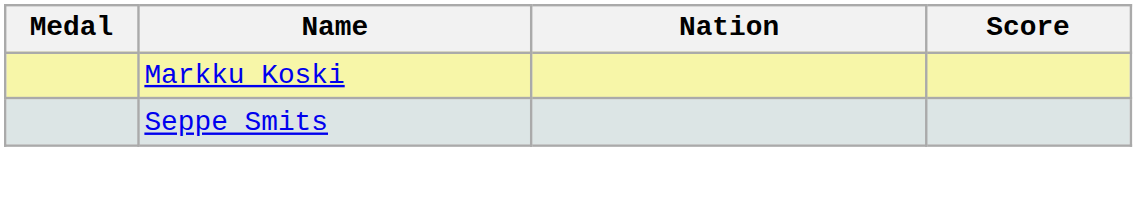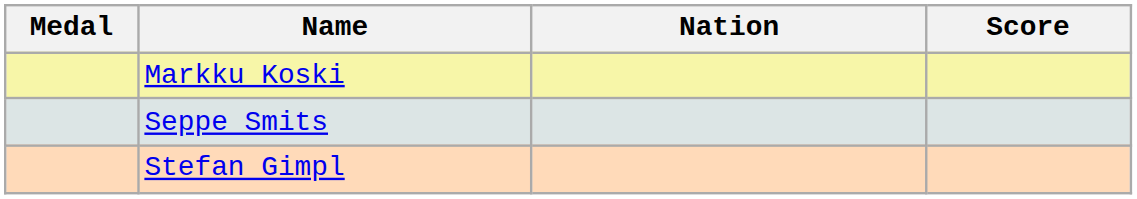+ row: (245, 169)
